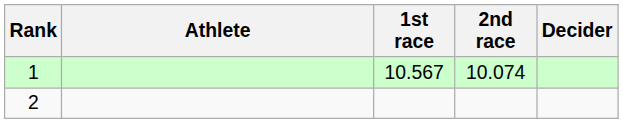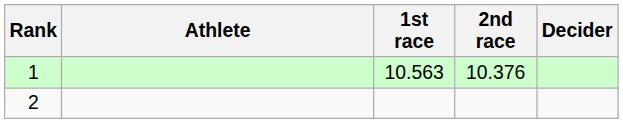(414, 72) 10.567 -> (414, 72) 10.563
(496, 72) 10.074 -> (496, 72) 10.376
